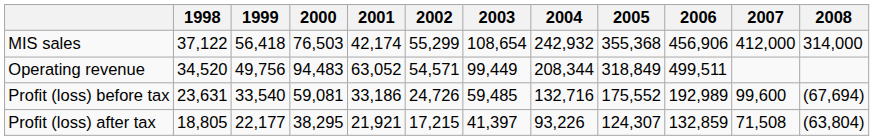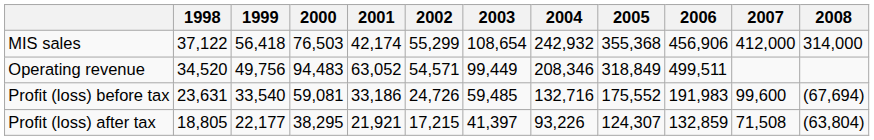(564, 69) 208,344 -> (564, 69) 208,346
(698, 95) 192,989 -> (698, 95) 191,983
